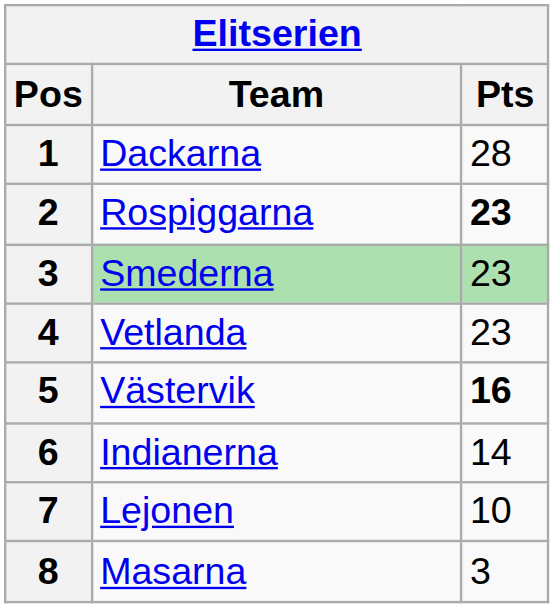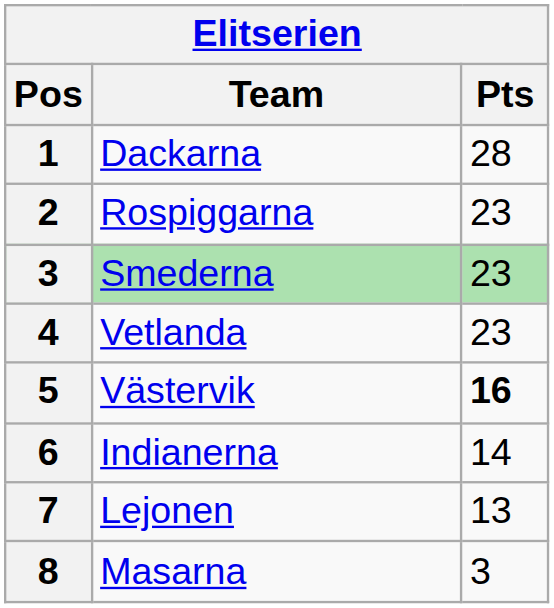(491, 213) bold -> (491, 213) normal
(491, 511) 10 -> (491, 511) 13
